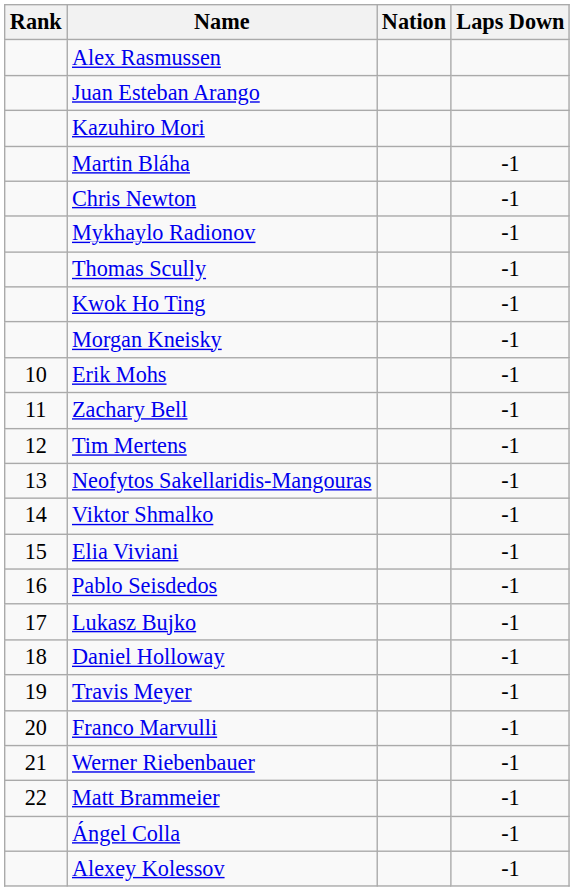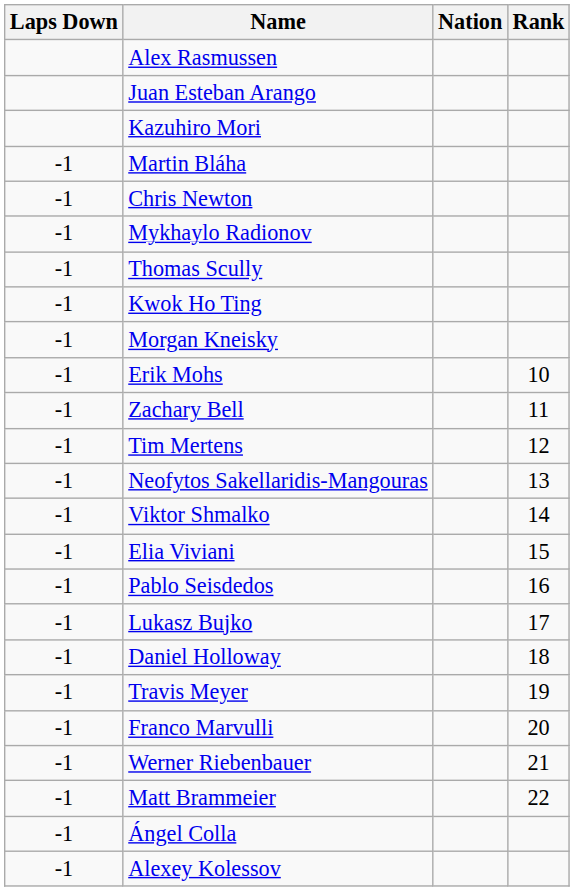columns swapped: (36, 22) <-> (510, 22)
